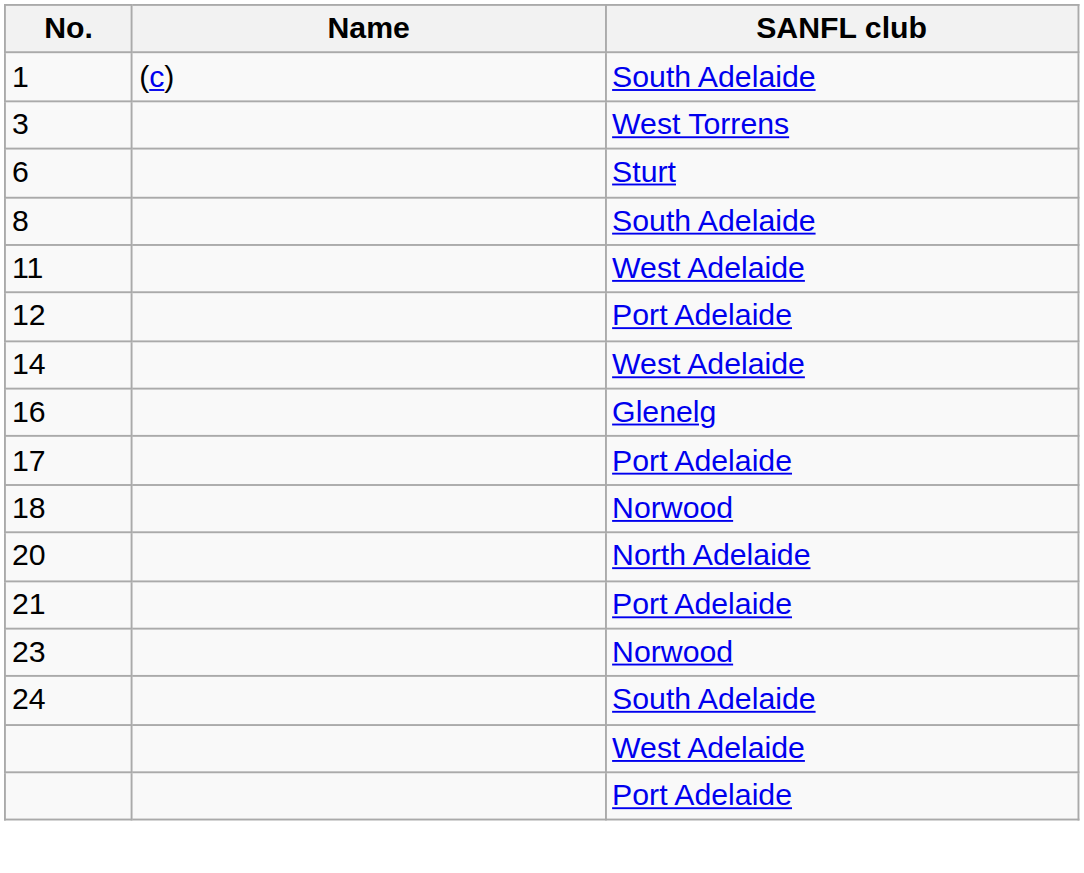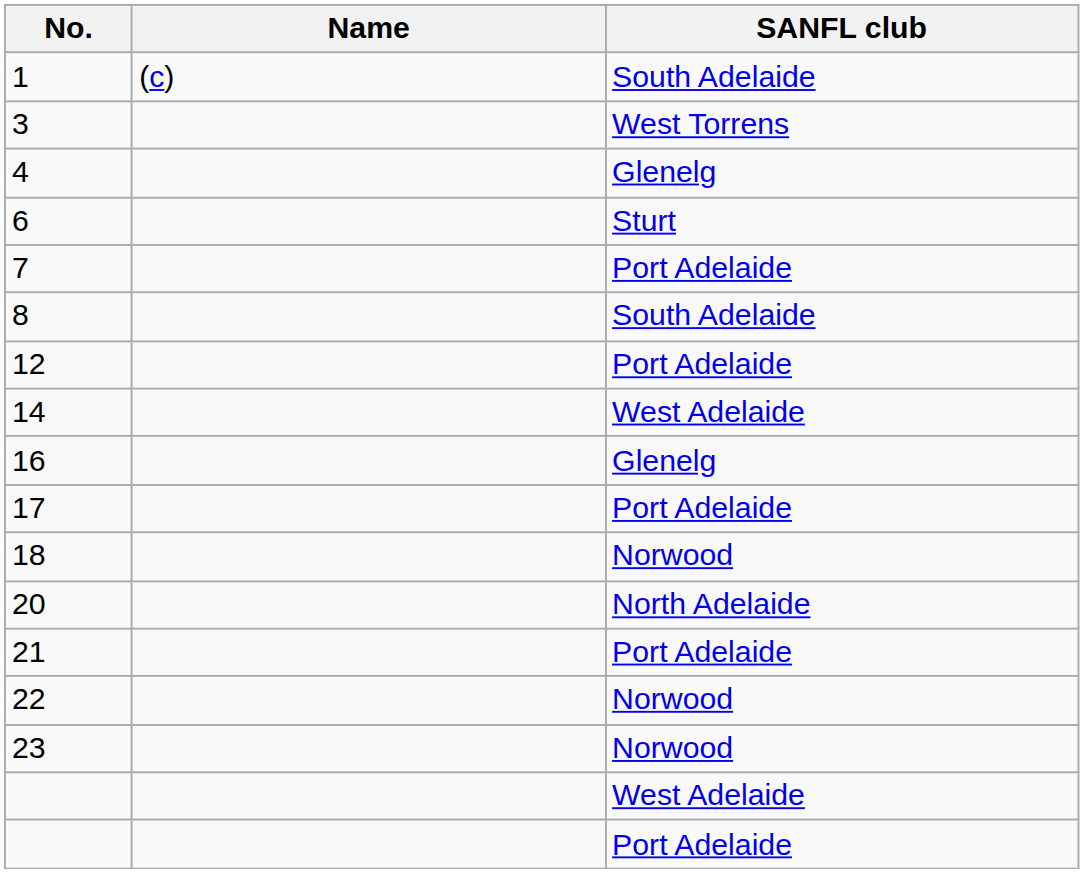+ row: (20, 172)
+ row: (20, 268)
- row: (28, 268)
+ row: (29, 699)
- row: (29, 699)
